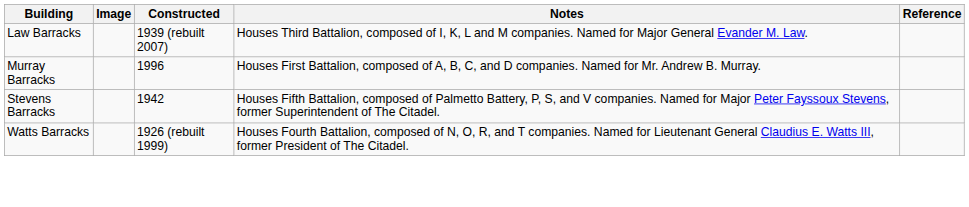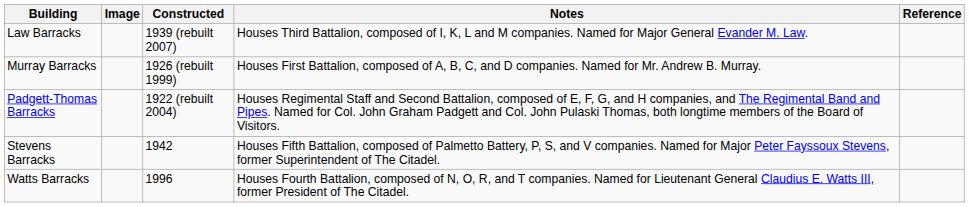(150, 66) 1996 -> (179, 73) 1926 (rebuilt 1999)
+ row: (52, 106)
(171, 139) 1926 (rebuilt 1999) -> (159, 178) 1996
